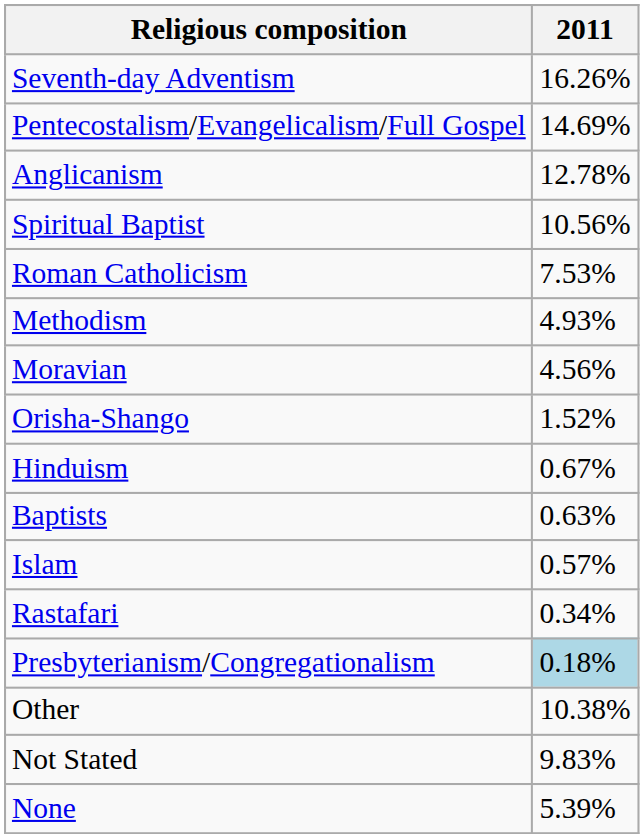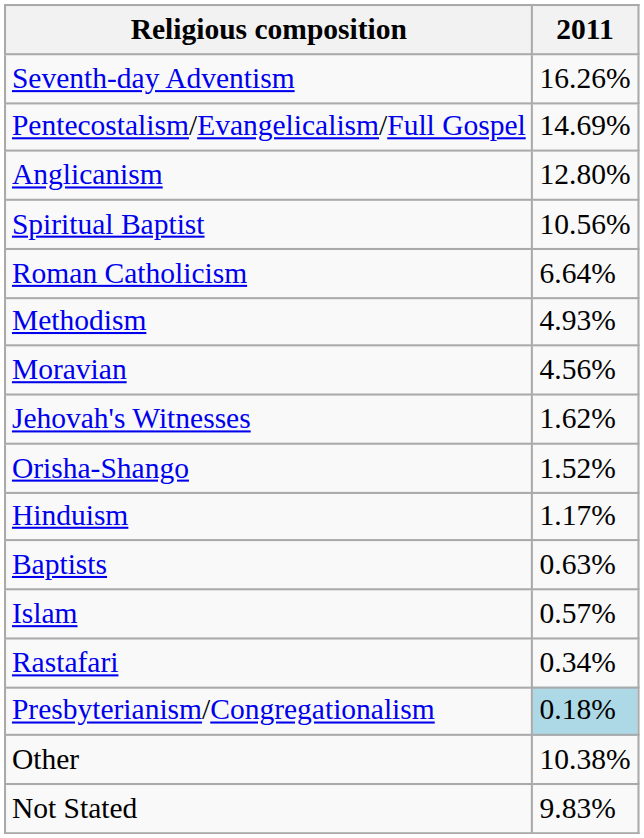(585, 175) 12.78% -> (585, 175) 12.80%
(578, 272) 7.53% -> (578, 272) 6.64%
+ row: (131, 418)
(578, 467) 0.67% -> (578, 516) 1.17%
- row: (44, 808)
